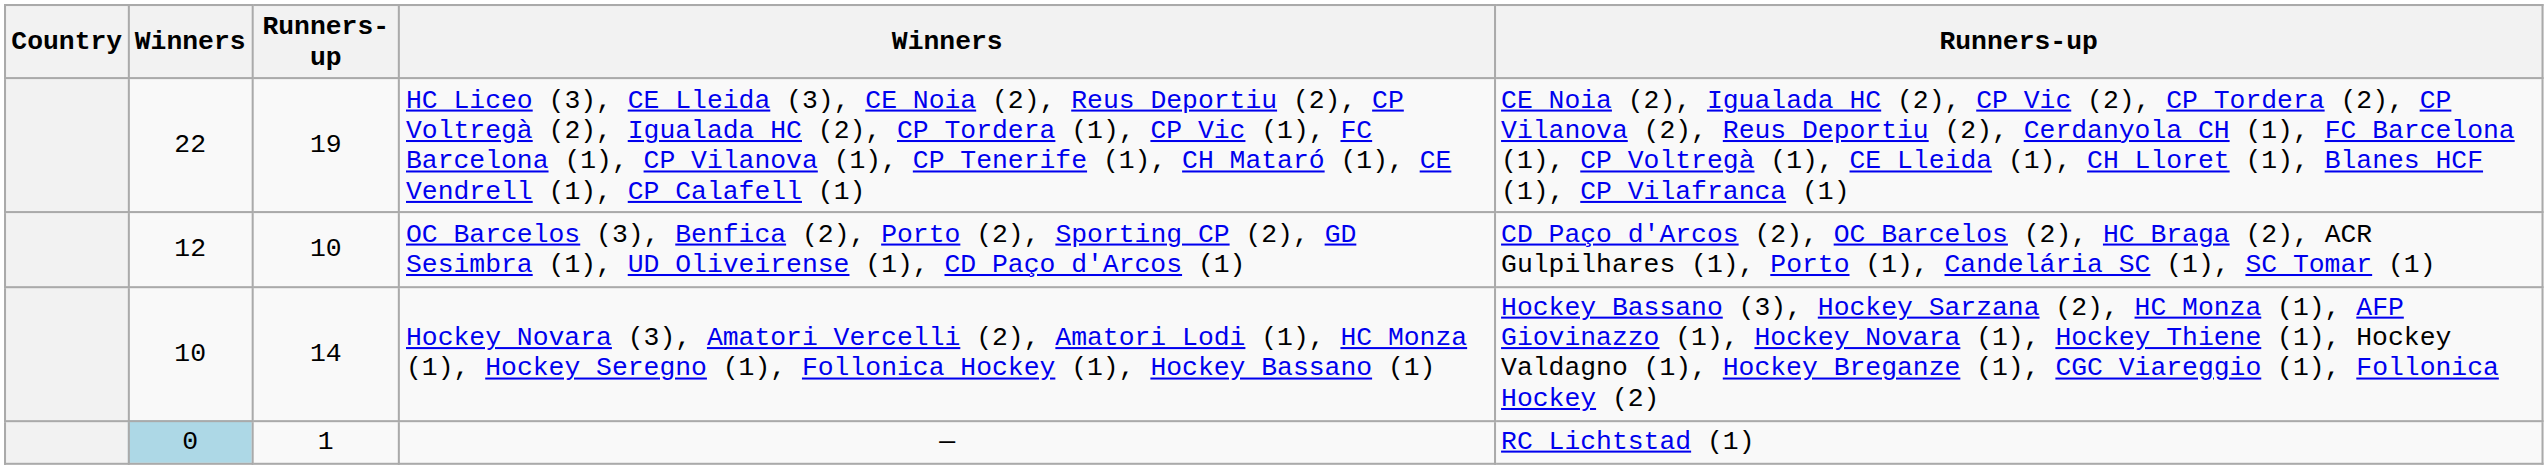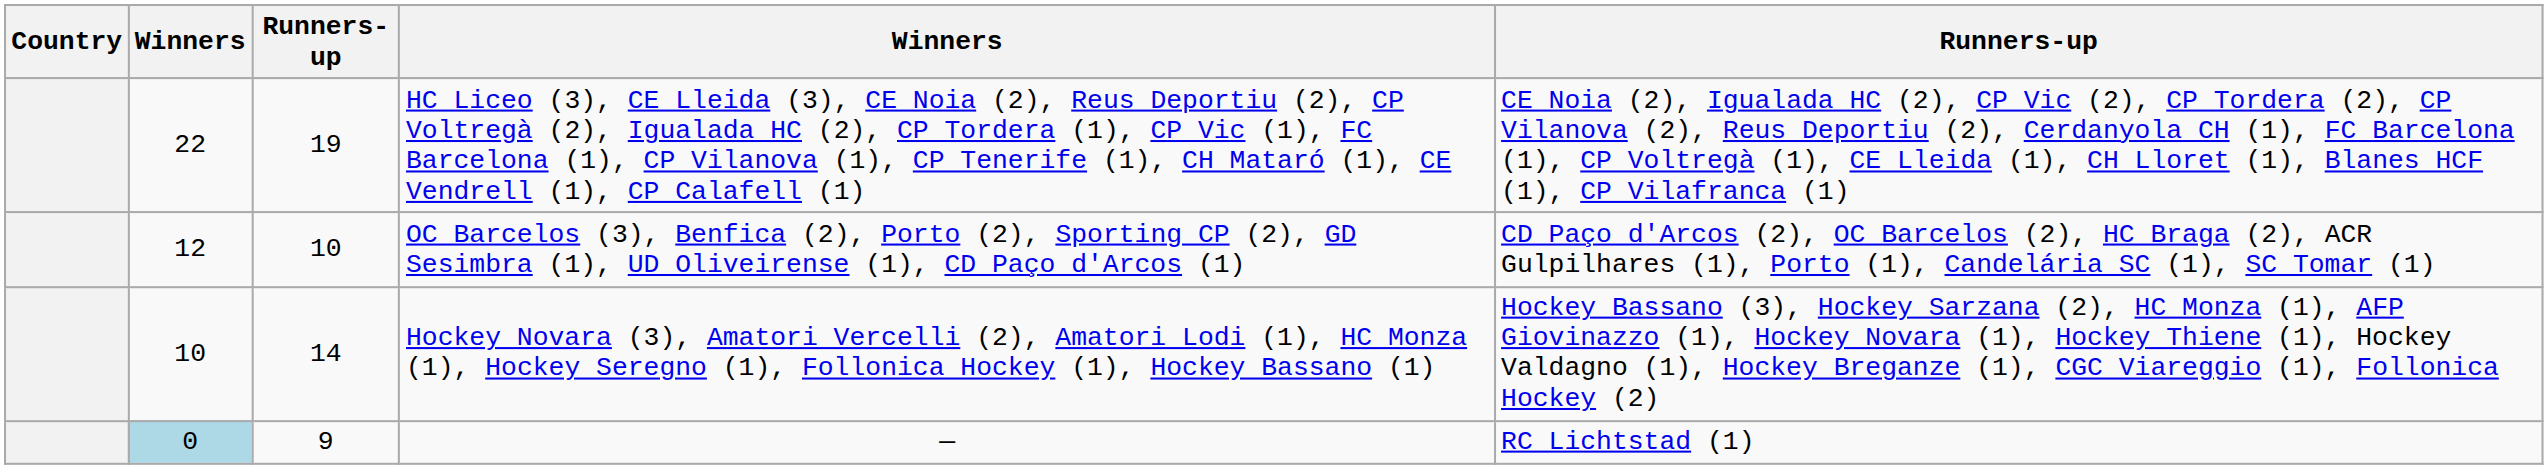(326, 442) 1 -> (326, 442) 9
